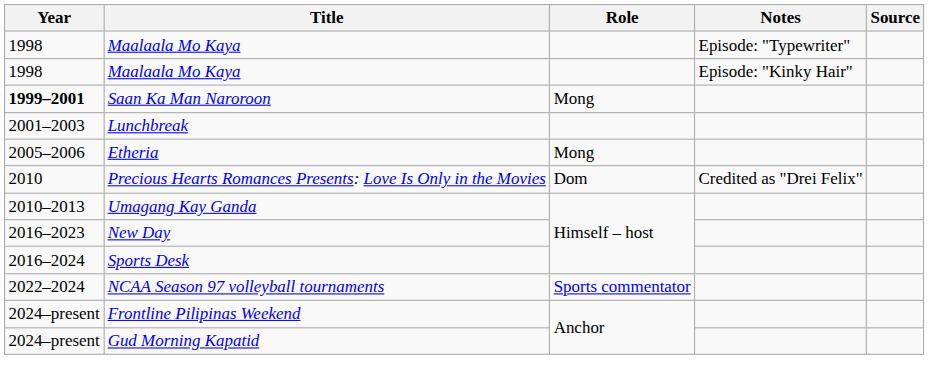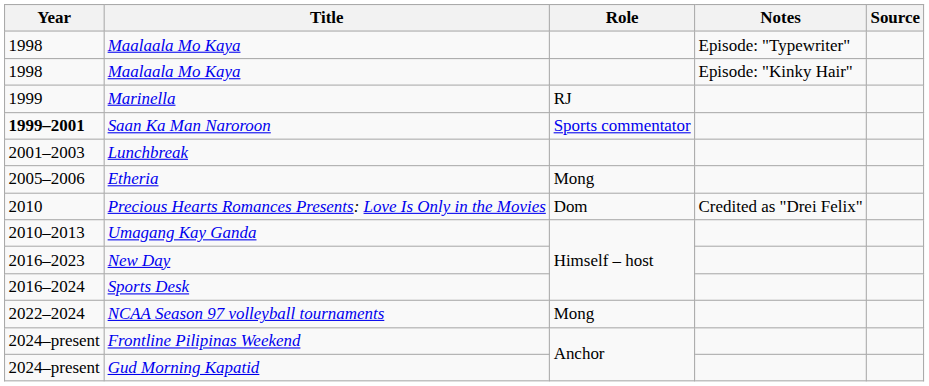+ row: (142, 98)
(574, 98) Mong -> (622, 125) Sports commentator
(622, 286) Sports commentator -> (574, 313) Mong
